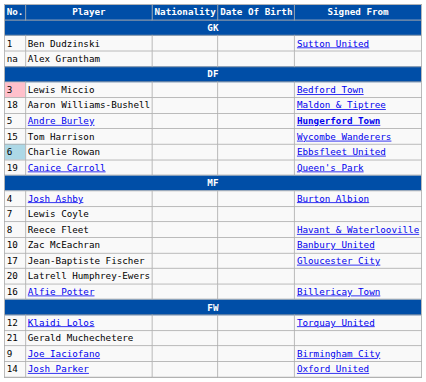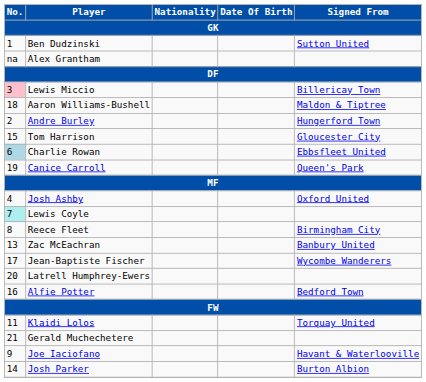(330, 89) Bedford Town -> (339, 89) Billericay Town
(9, 121) 5 -> (9, 121) 2
(339, 121) bold -> (339, 121) normal
(344, 136) Wycombe Wanderers -> (339, 136) Gloucester City
(333, 198) Burton Albion -> (333, 198) Oxford United
(9, 214) no background -> (9, 214) paleturquoise background
(358, 229) Havant & Waterlooville -> (339, 229) Birmingham City
(12, 245) 10 -> (12, 245) 13
(339, 260) Gloucester City -> (344, 260) Wycombe Wanderers
(339, 291) Billericay Town -> (330, 291) Bedford Town
(12, 322) 12 -> (12, 322) 11
(339, 353) Birmingham City -> (358, 353) Havant & Waterlooville
(333, 369) Oxford United -> (333, 369) Burton Albion
